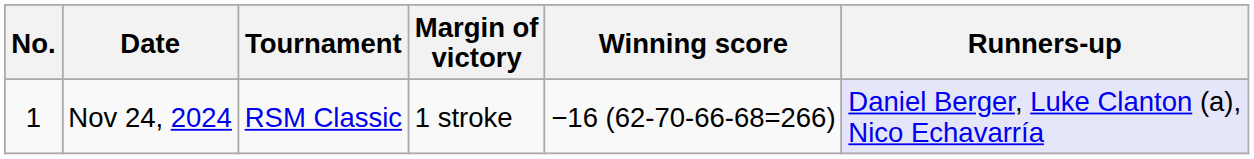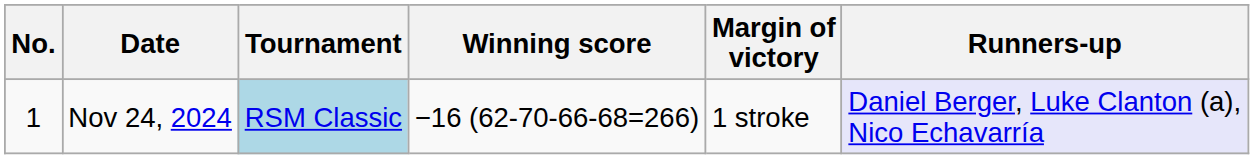columns swapped: (693, 42) <-> (477, 42)
(323, 117) no background -> (323, 117) lightblue background
